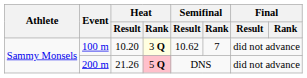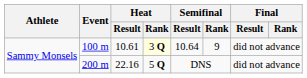(127, 47) 10.20 -> (127, 47) 10.61
(187, 47) 10.62 -> (187, 47) 10.64
(217, 47) 7 -> (217, 47) 9
(127, 64) 21.26 -> (127, 64) 22.16
(157, 64) pink background -> (157, 64) no background
